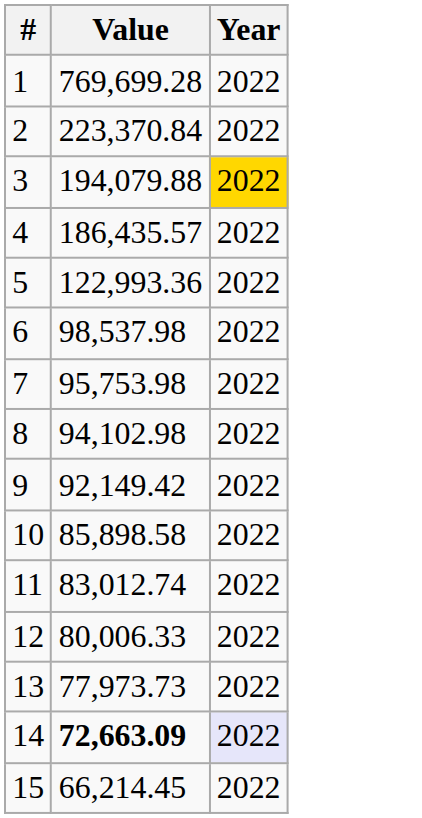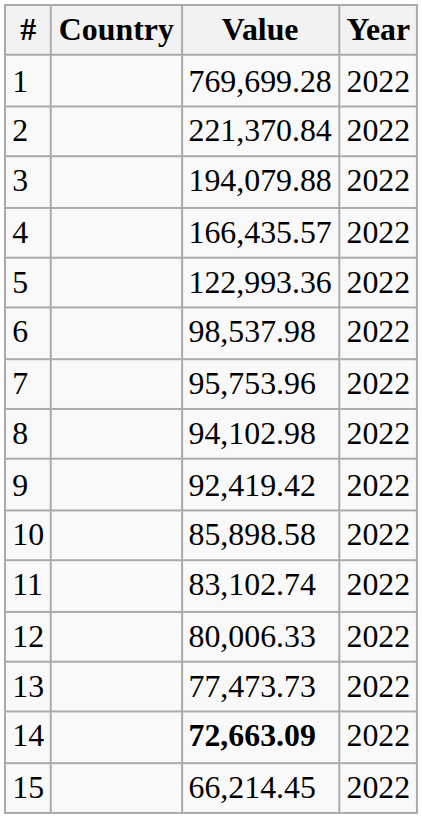+ column: (116, 29)
(130, 130) 223,370.84 -> (260, 130) 221,370.84
(249, 181) gold background -> (378, 181) no background
(130, 231) 186,435.57 -> (260, 231) 166,435.57
(123, 383) 95,753.98 -> (252, 383) 95,753.96
(123, 484) 92,149.42 -> (252, 484) 92,419.42
(123, 585) 83,012.74 -> (252, 585) 83,102.74
(123, 686) 77,973.73 -> (252, 686) 77,473.73
(249, 736) lavender background -> (378, 736) no background
